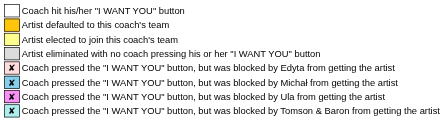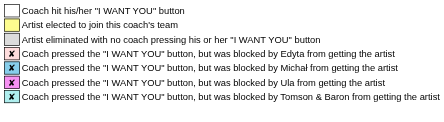- row: (96, 25)
